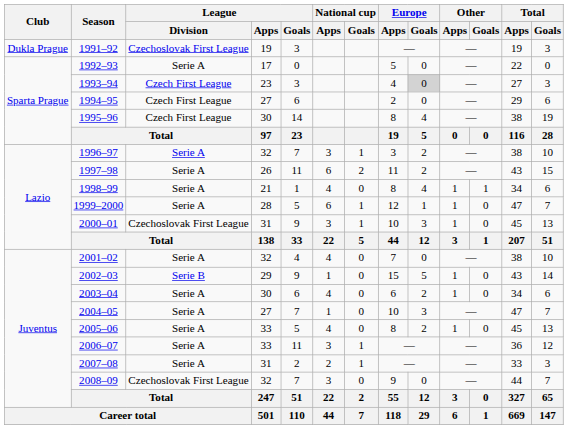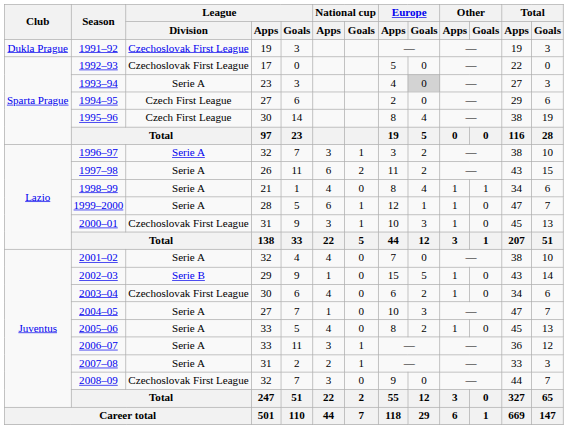(188, 65) Serie A -> (188, 65) Czechoslovak First League
(188, 83) Czech First League -> (188, 83) Serie A
(188, 293) Serie A -> (188, 293) Czechoslovak First League
